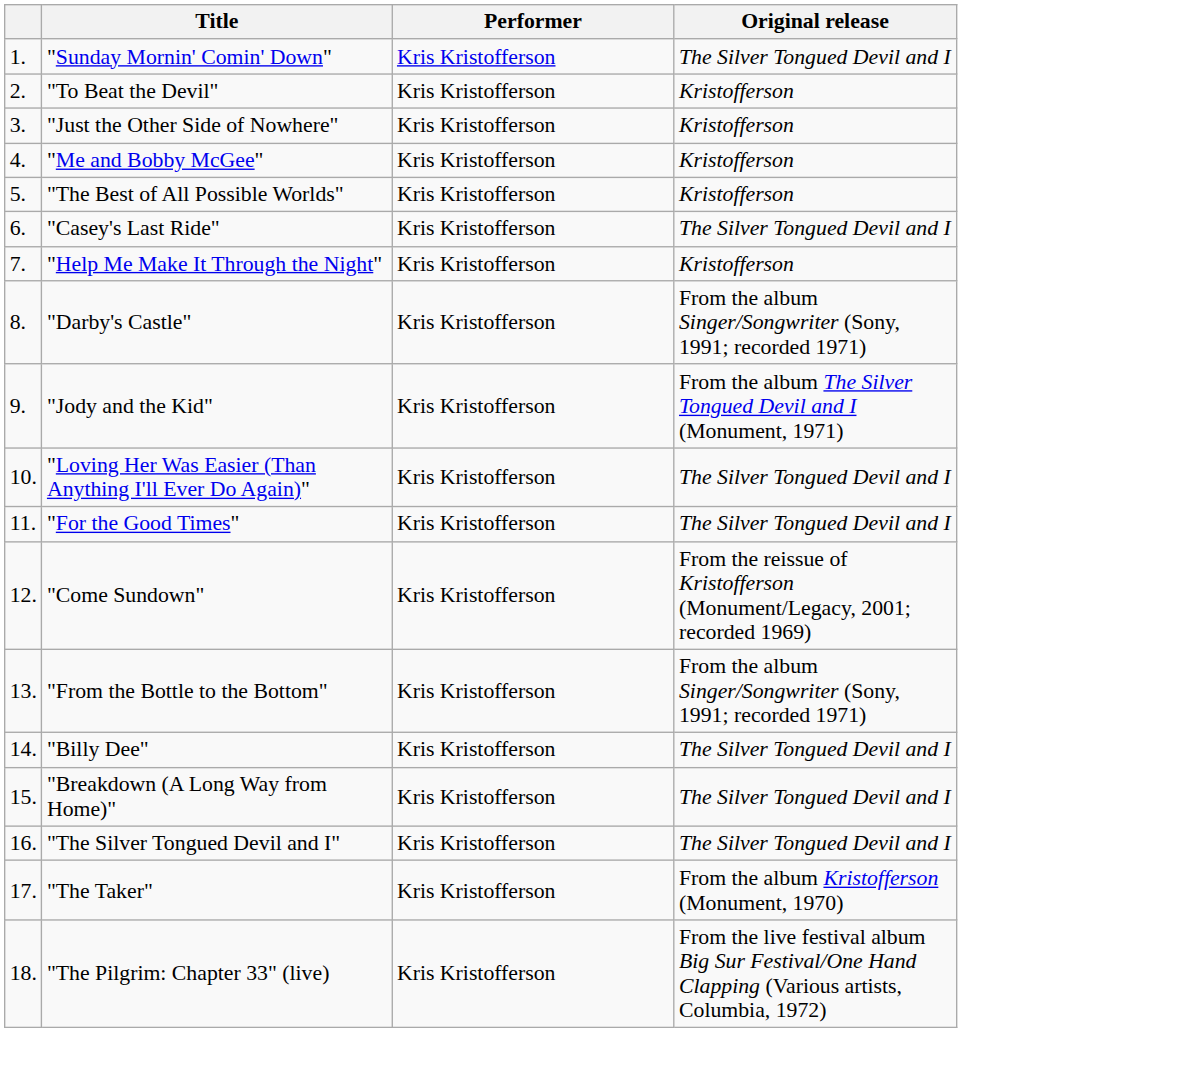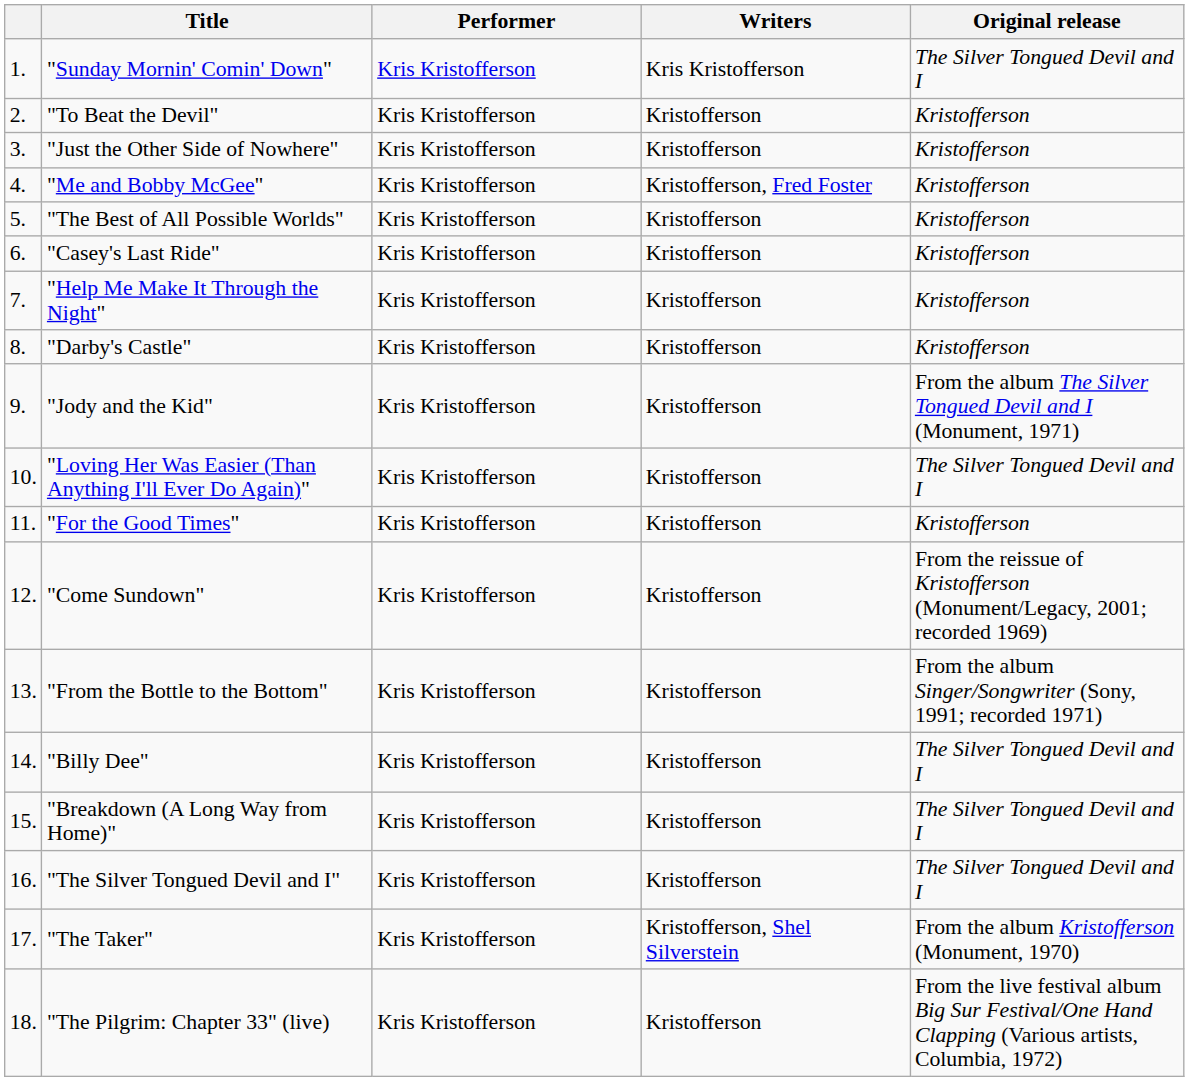+ column: (775, 21)
(815, 228) The Silver Tongued Devil and I -> (972, 253) Kristofferson
(790, 322) From the album Singer/Songwriter (Sony, 1991; recorded 1971) -> (972, 346) Kristofferson
(815, 523) The Silver Tongued Devil and I -> (972, 523) Kristofferson
